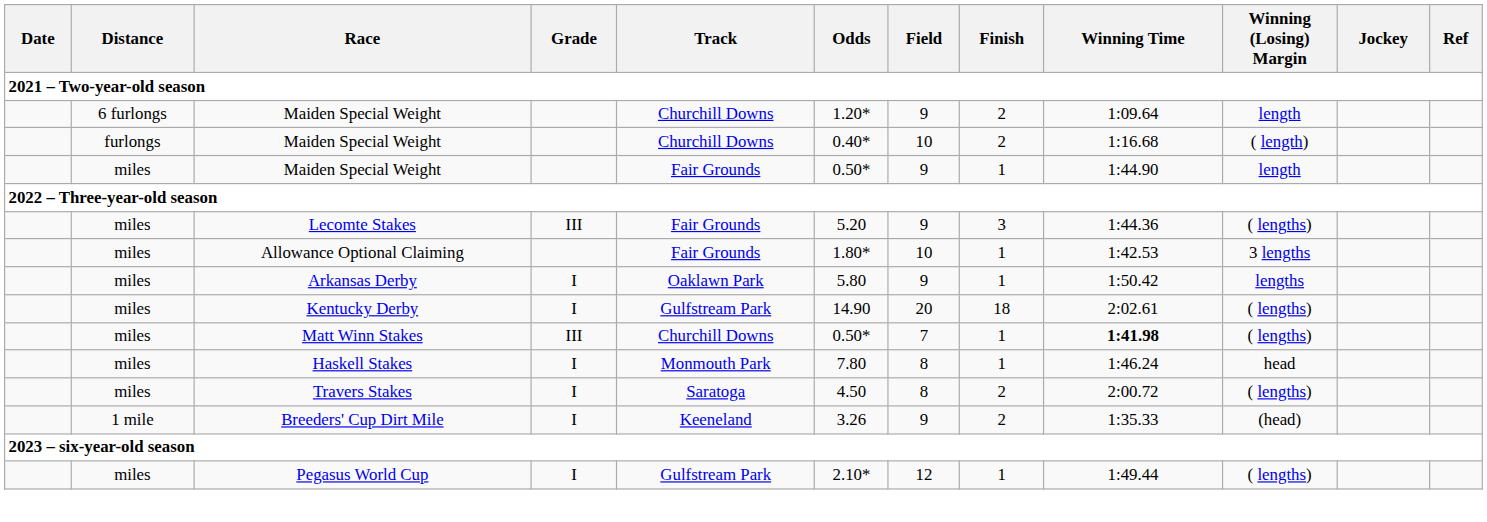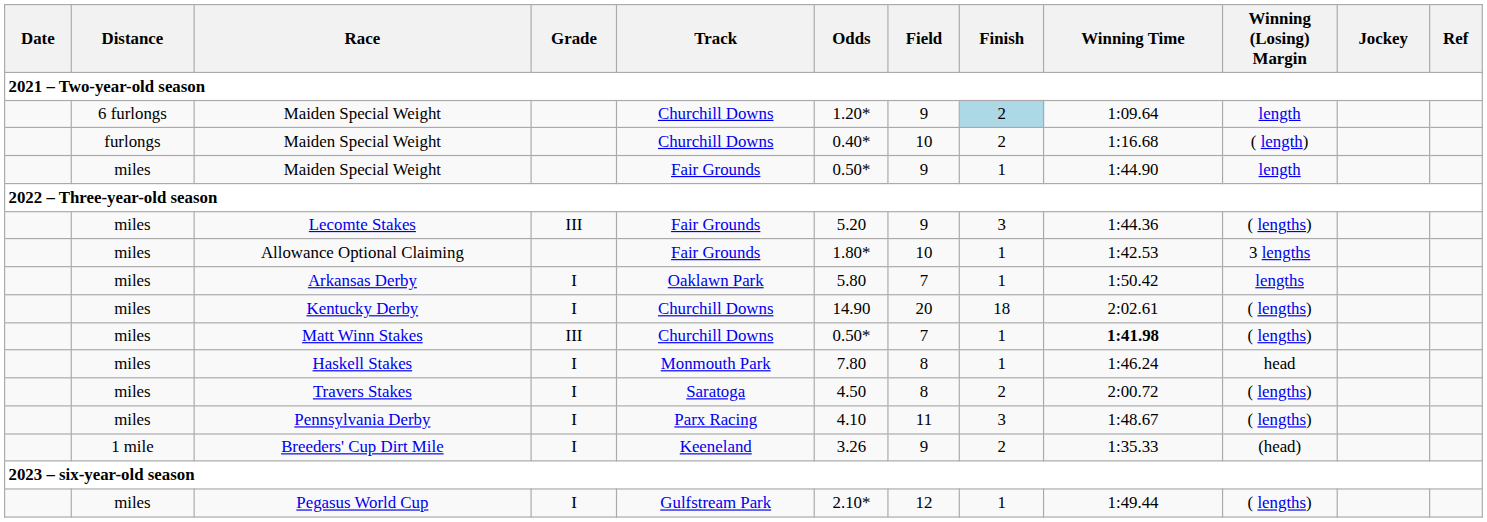(1002, 114) no background -> (1002, 114) lightblue background
(924, 280) 9 -> (924, 280) 7
(716, 308) Gulfstream Park -> (716, 308) Churchill Downs
+ row: (132, 419)
